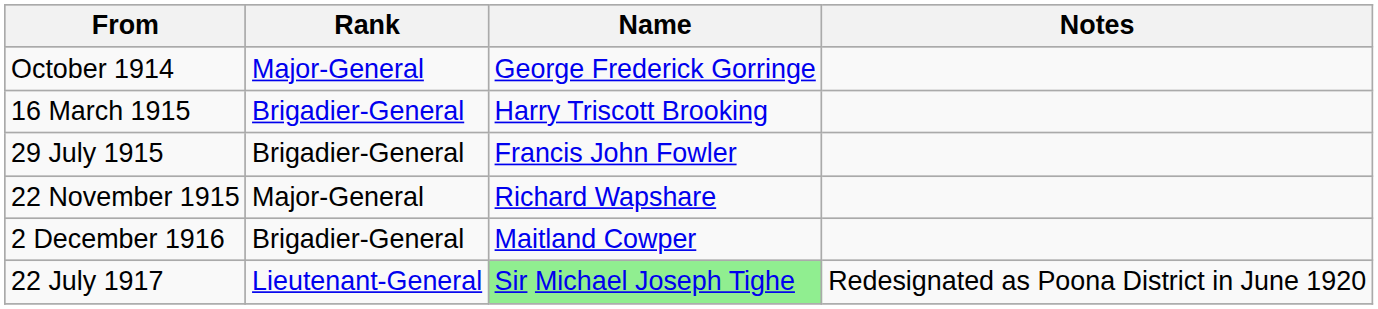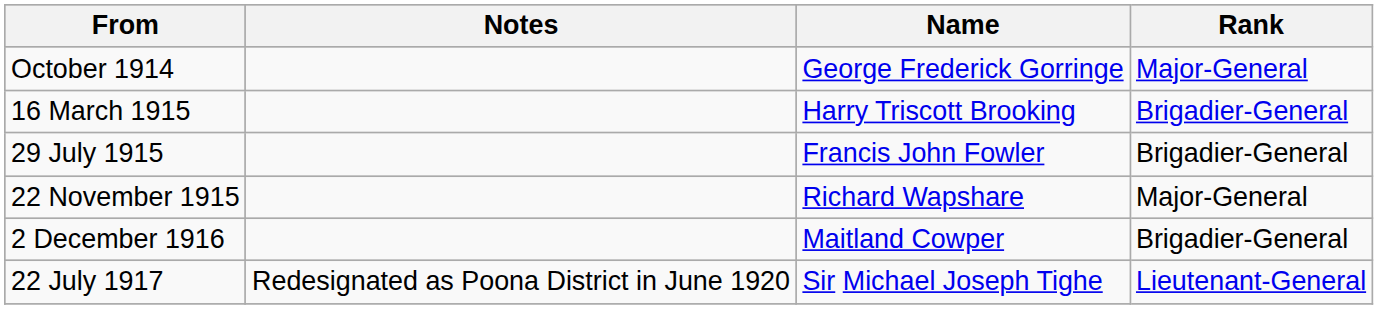columns swapped: (367, 25) <-> (1097, 25)
(645, 281) lightgreen background -> (953, 281) no background
